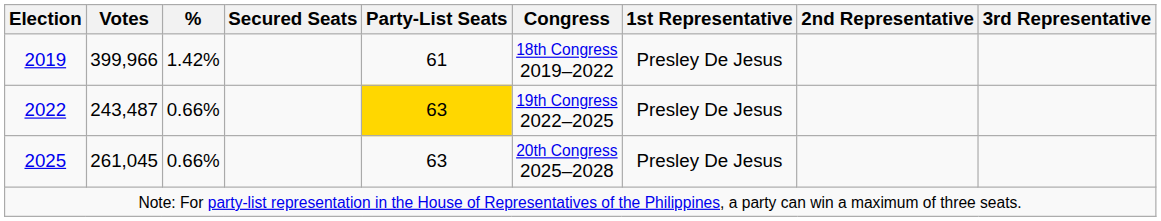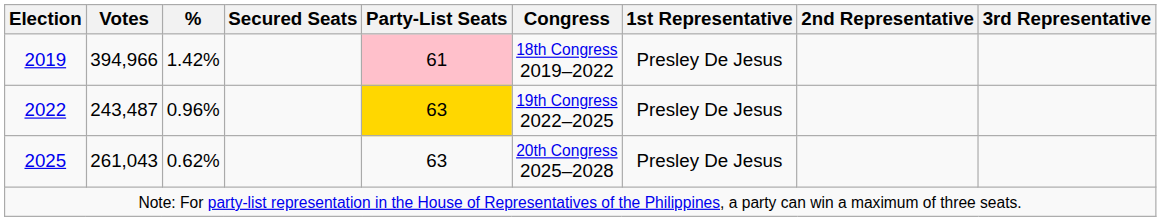(124, 59) 399,966 -> (124, 59) 394,966
(437, 59) no background -> (437, 59) pink background
(193, 110) 0.66% -> (193, 110) 0.96%
(124, 161) 261,045 -> (124, 161) 261,043
(193, 161) 0.66% -> (193, 161) 0.62%
